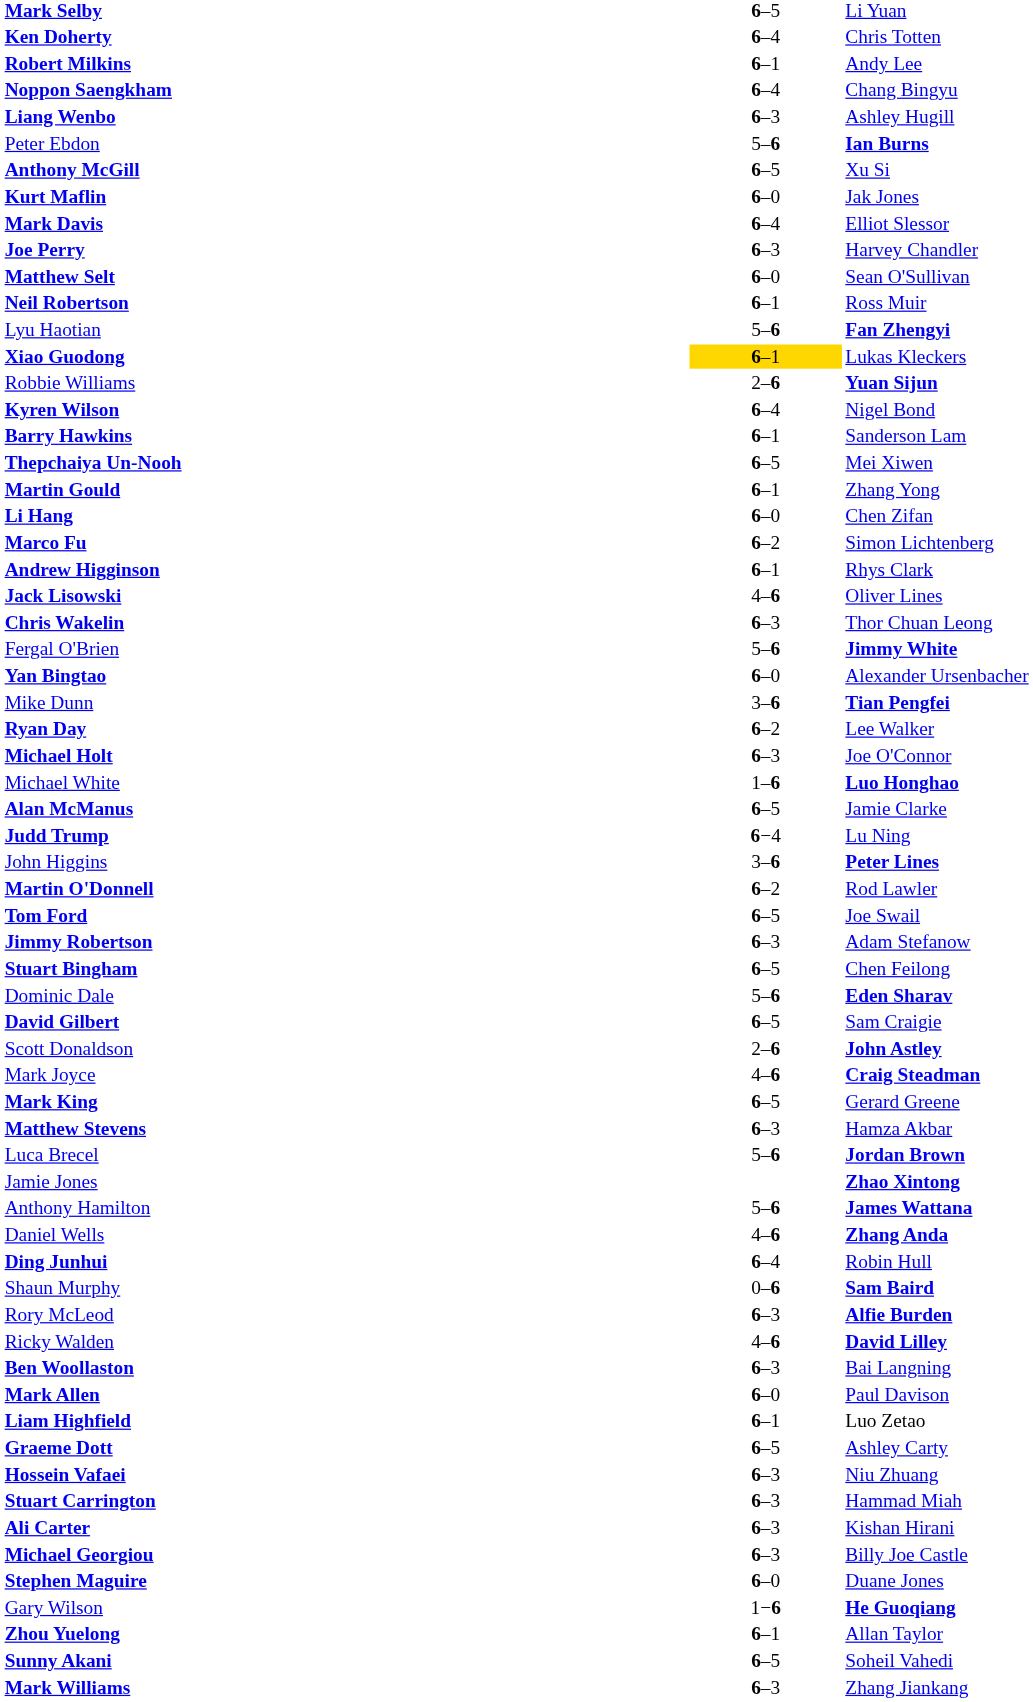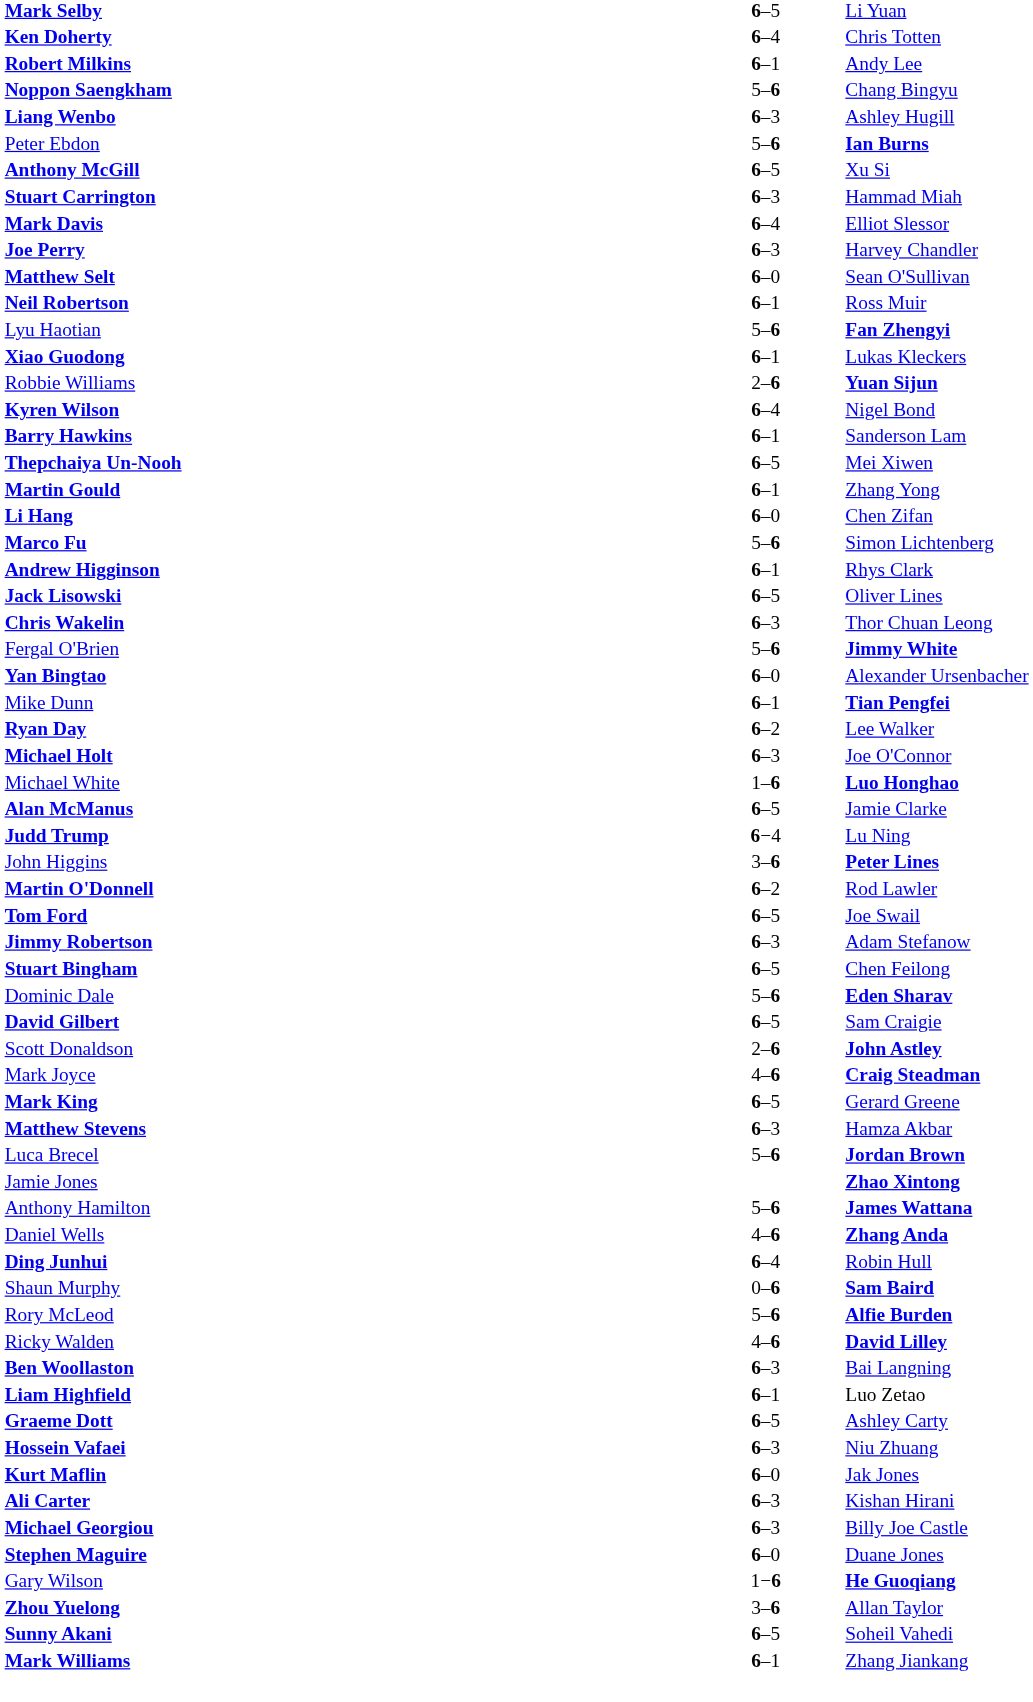(766, 90) 6–4 -> (766, 90) 5–6
rows swapped: (80, 1501) <-> (55, 196)
(766, 356) gold background -> (766, 356) no background
(766, 542) 6–2 -> (766, 542) 5–6
(766, 596) 4–6 -> (766, 596) 6–5
(766, 702) 3–6 -> (766, 702) 6–1
(766, 1314) 6–3 -> (766, 1314) 5–6
- row: (52, 1394)
(766, 1634) 6–1 -> (766, 1607) 3–6
(766, 1687) 6–3 -> (766, 1660) 6–1
